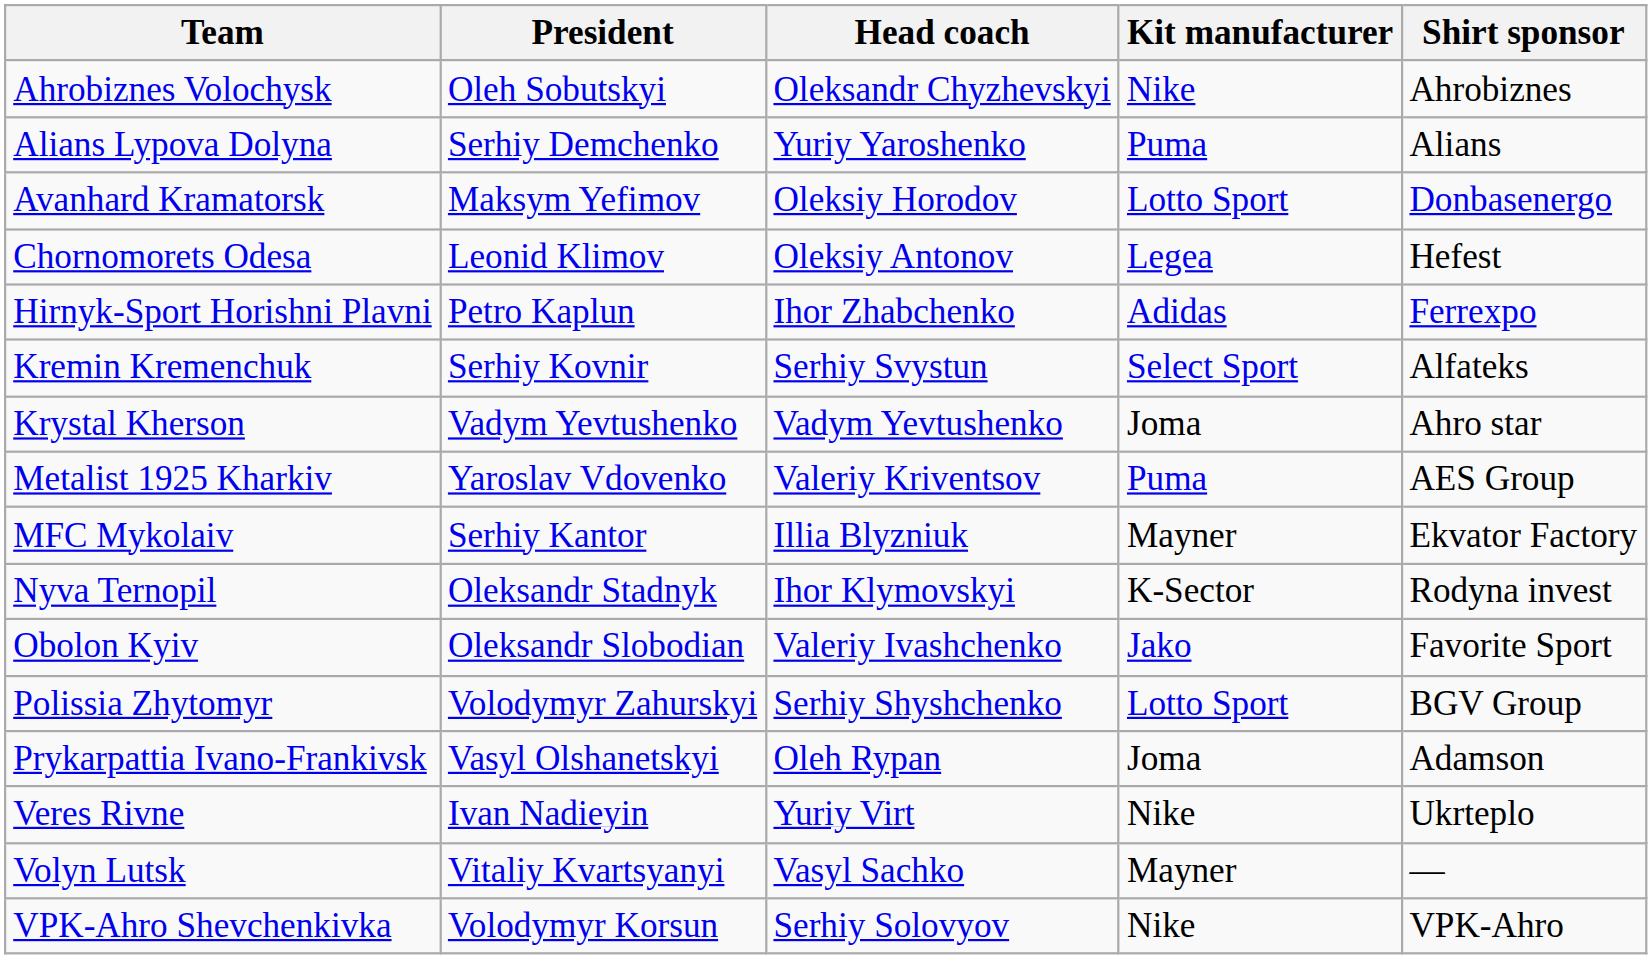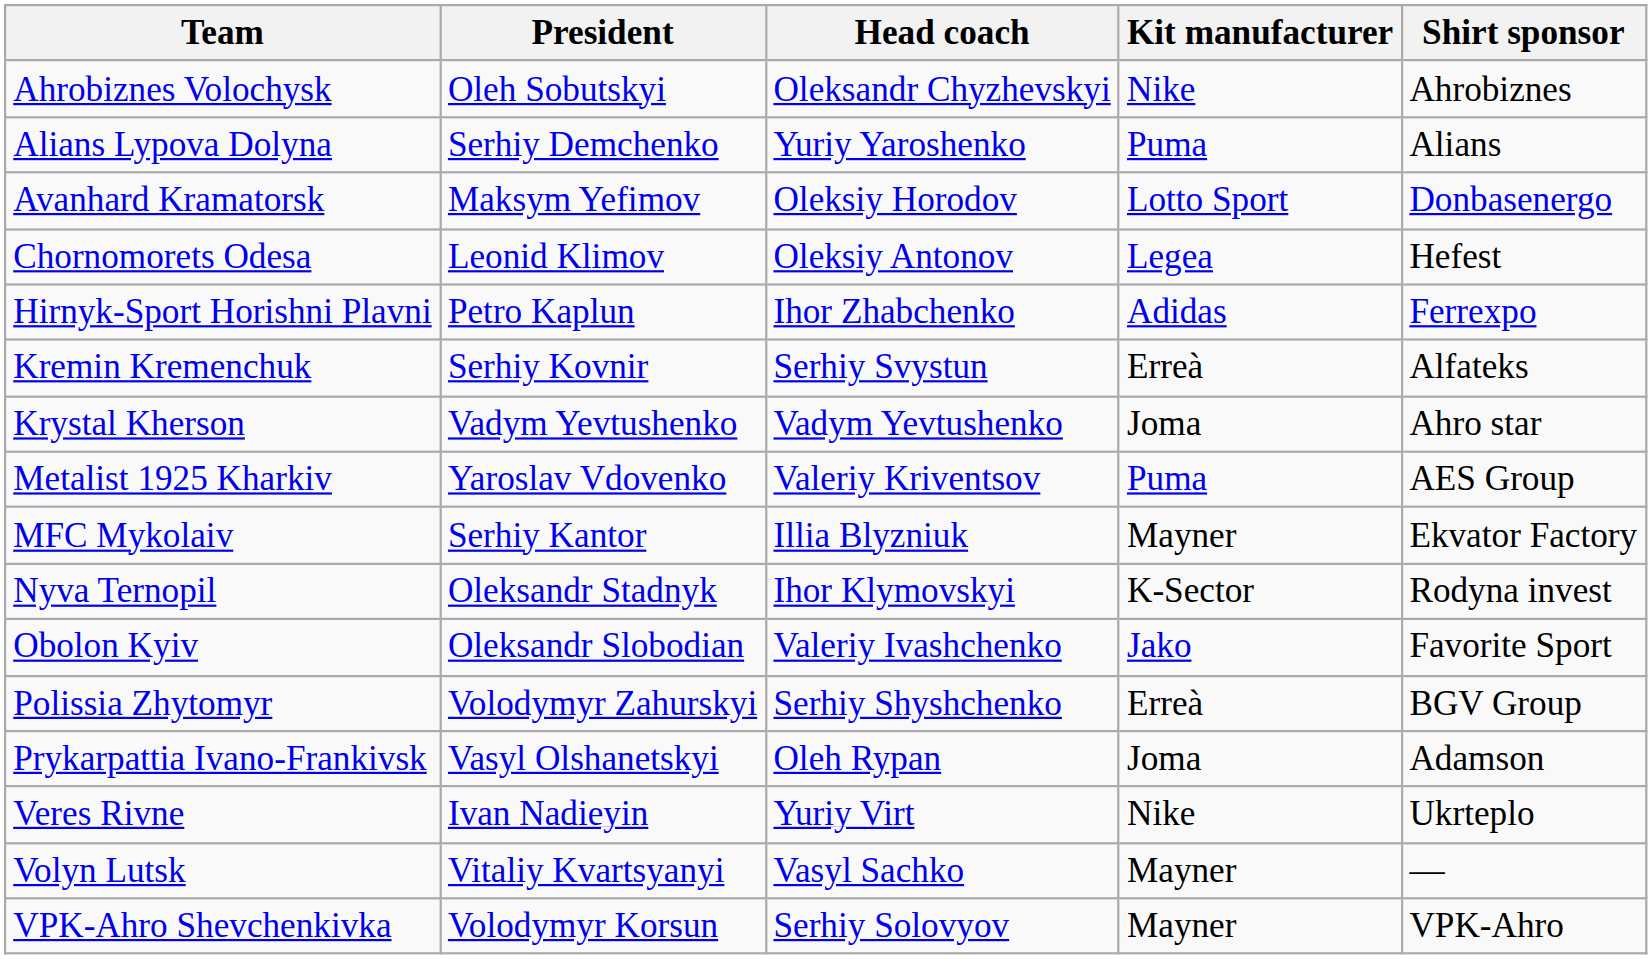(1213, 367) Select Sport -> (1165, 367) Erreà
(1208, 702) Lotto Sport -> (1165, 702) Erreà
(1161, 925) Nike -> (1182, 925) Mayner
